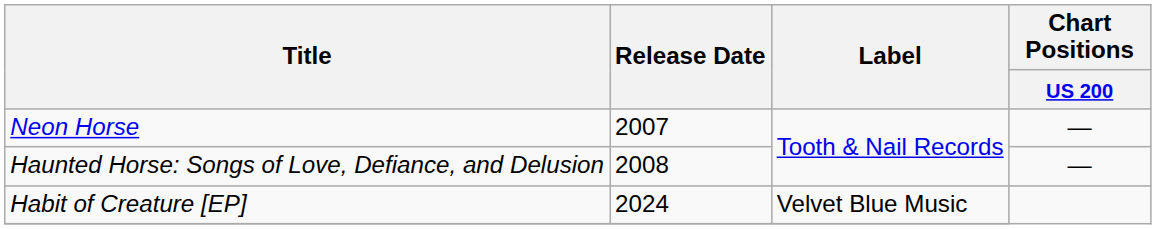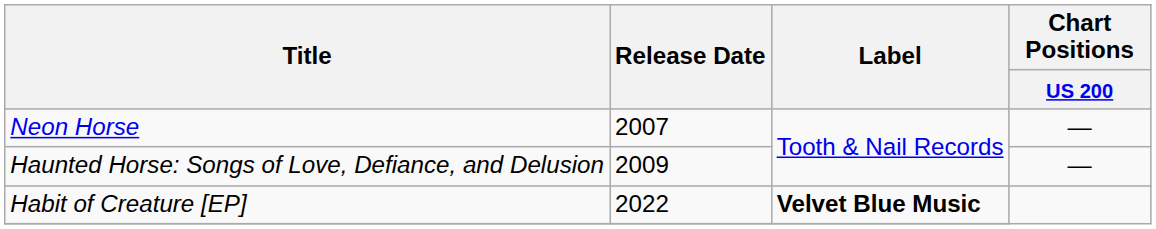(642, 165) 2008 -> (642, 165) 2009
(642, 204) 2024 -> (642, 204) 2022
(872, 204) normal -> (879, 204) bold
